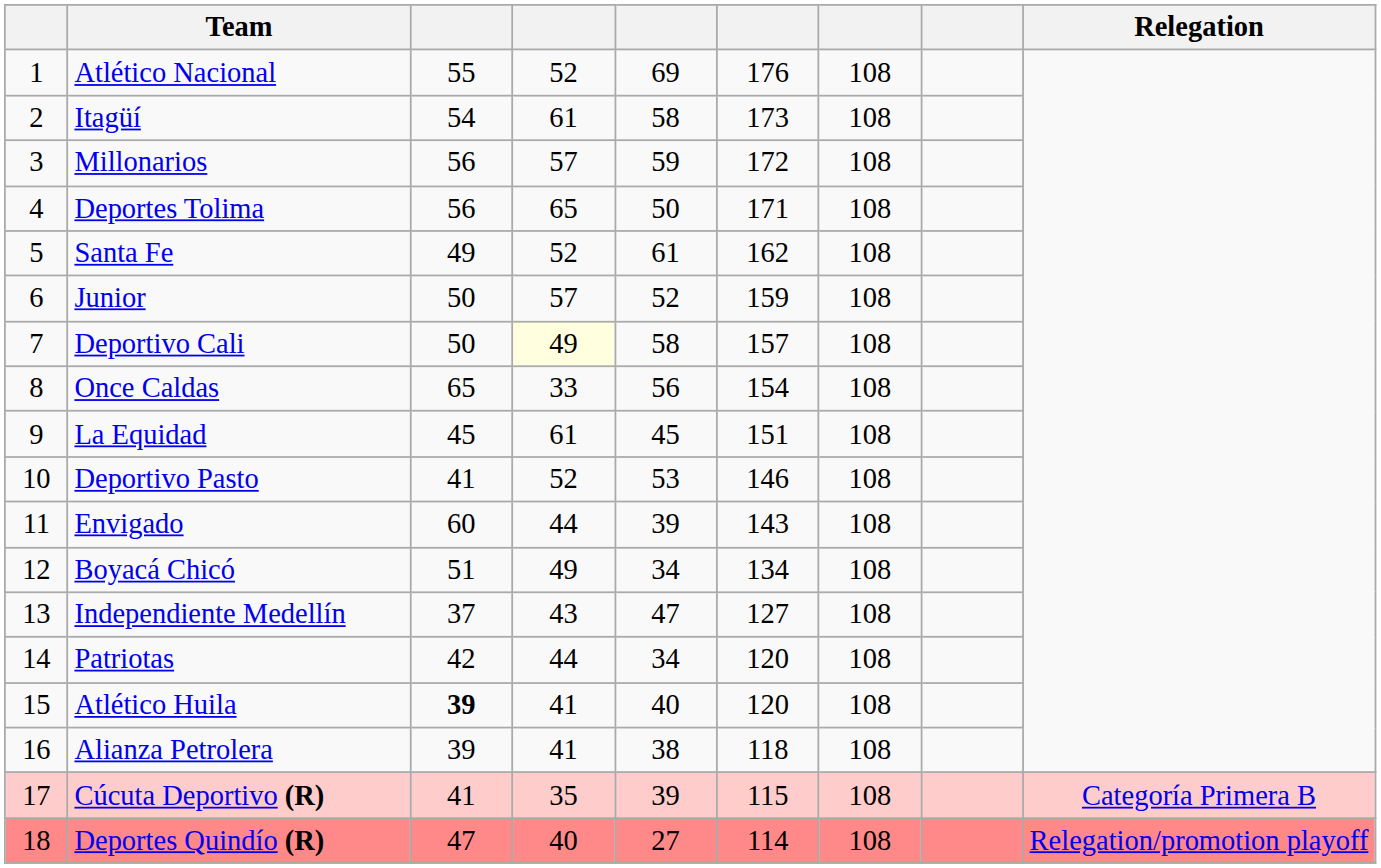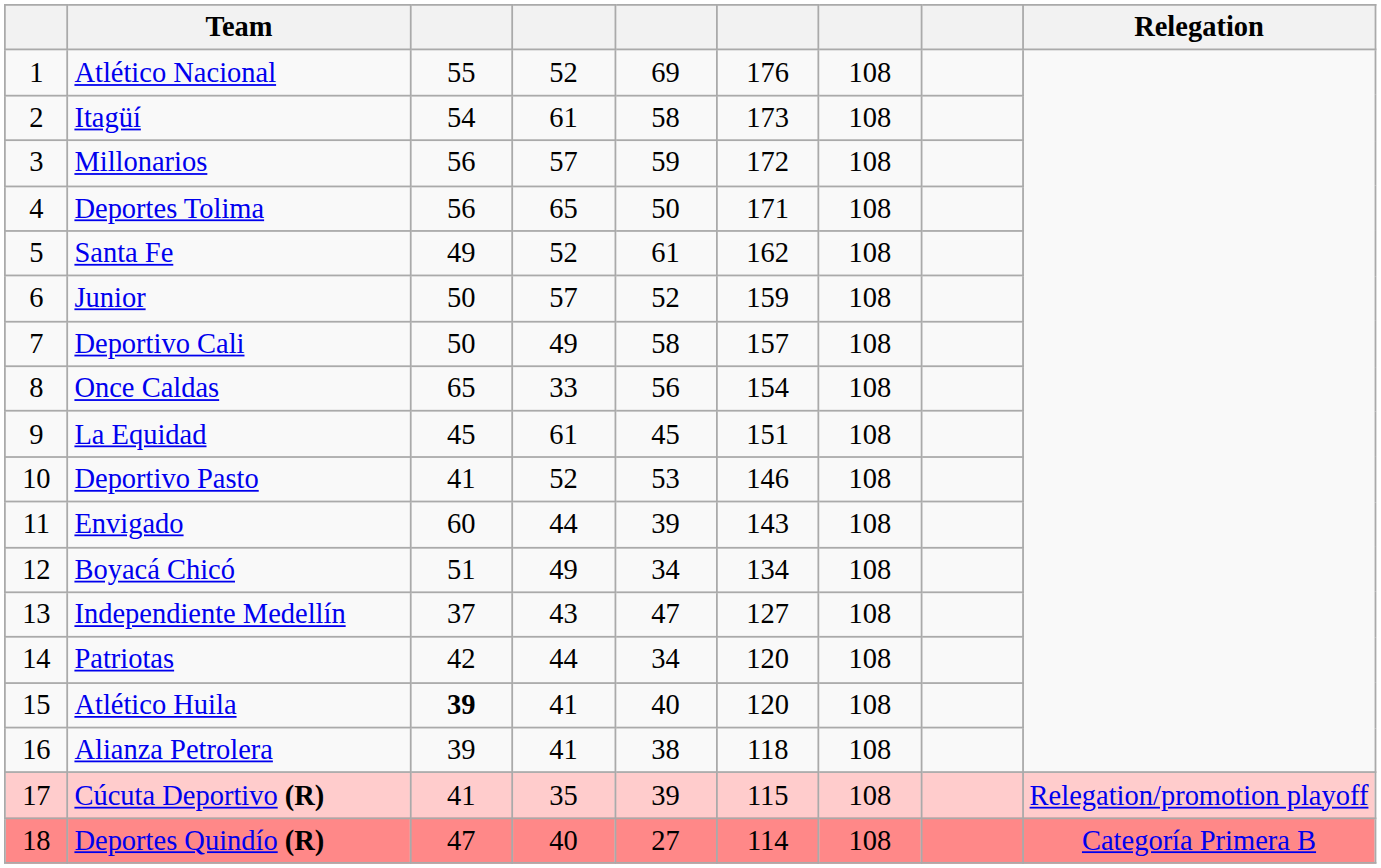(563, 343) lightyellow background -> (563, 343) no background
(1199, 794) Categoría Primera B -> (1199, 794) Relegation/promotion playoff
(1199, 840) Relegation/promotion playoff -> (1199, 840) Categoría Primera B
